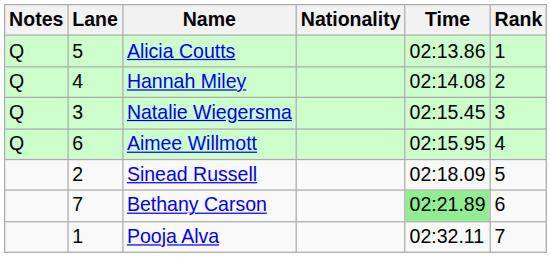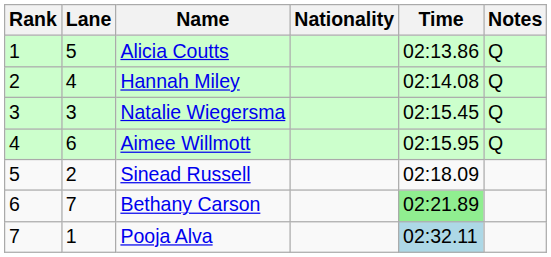columns swapped: (518, 19) <-> (36, 19)
(447, 236) no background -> (440, 236) lightblue background
